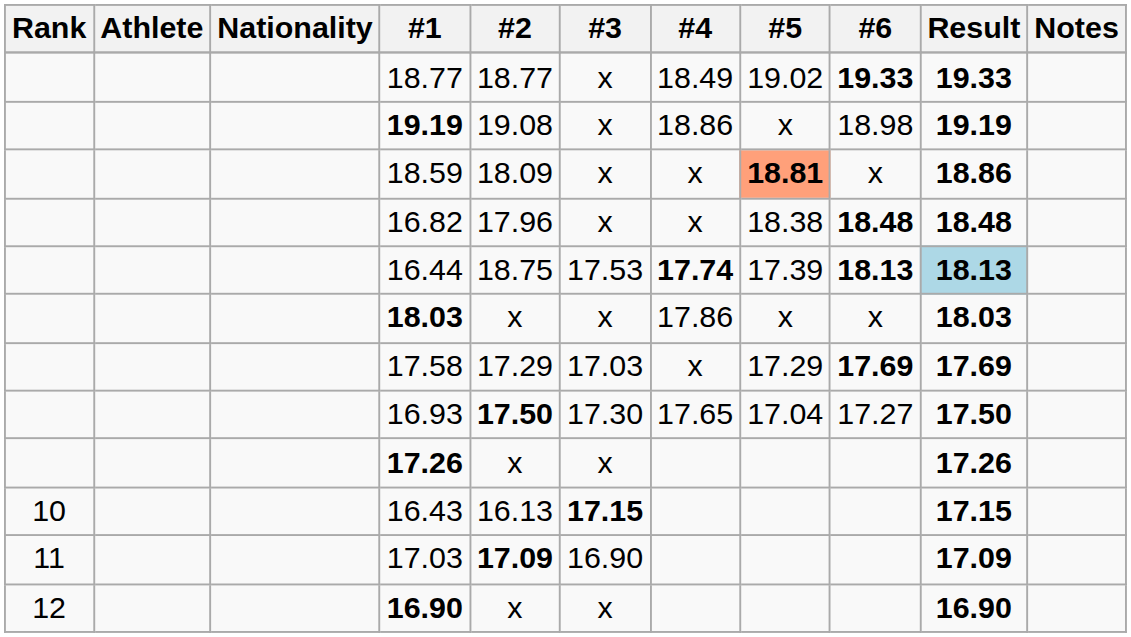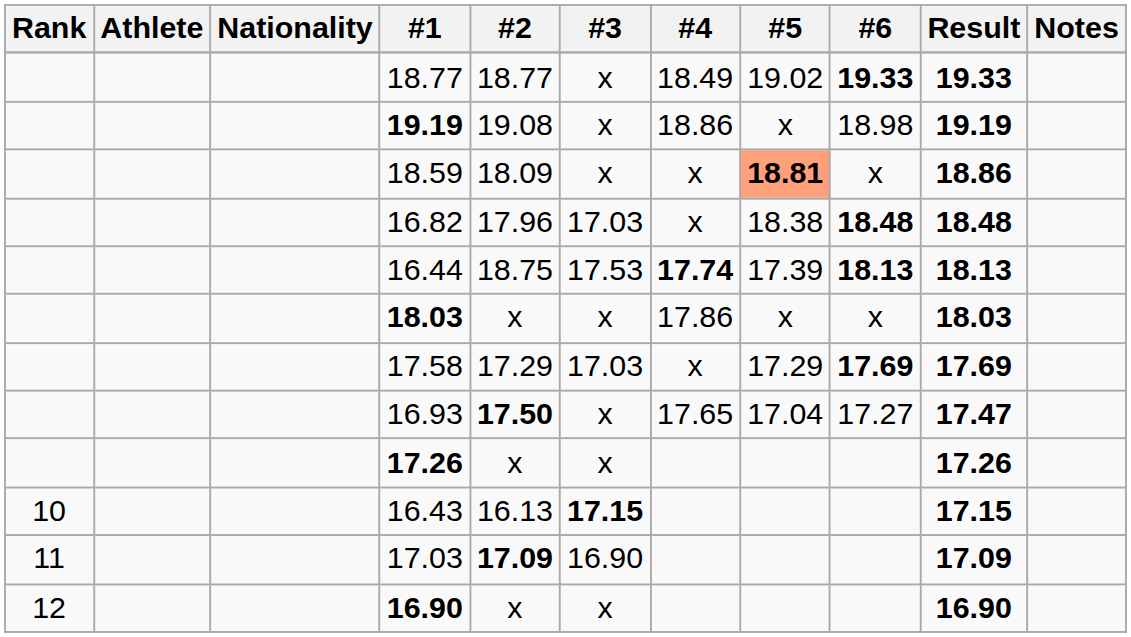(605, 221) x -> (605, 221) 17.03
(974, 269) lightblue background -> (974, 269) no background
(605, 414) 17.30 -> (605, 414) x
(974, 414) 17.50 -> (974, 414) 17.47
